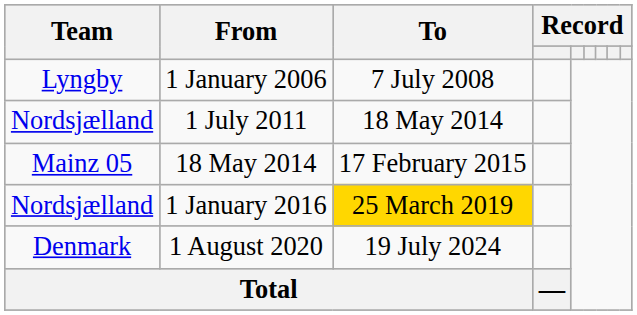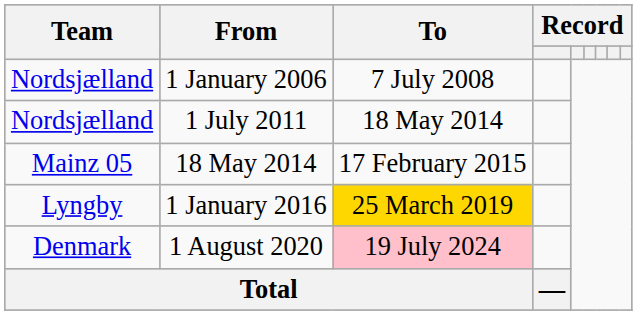(82, 79) Lyngby -> (82, 79) Nordsjælland
(82, 205) Nordsjælland -> (82, 205) Lyngby
(433, 246) no background -> (433, 246) pink background
